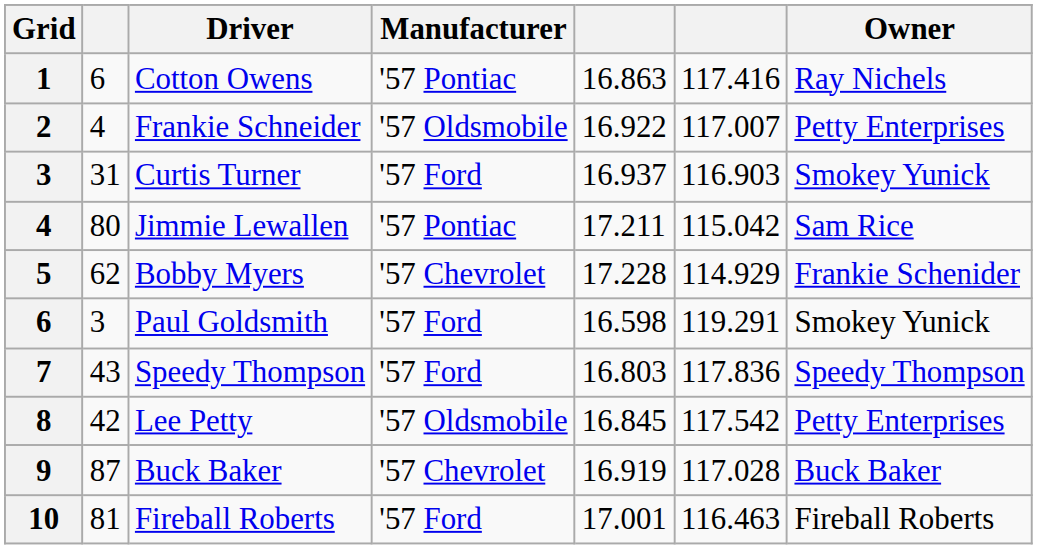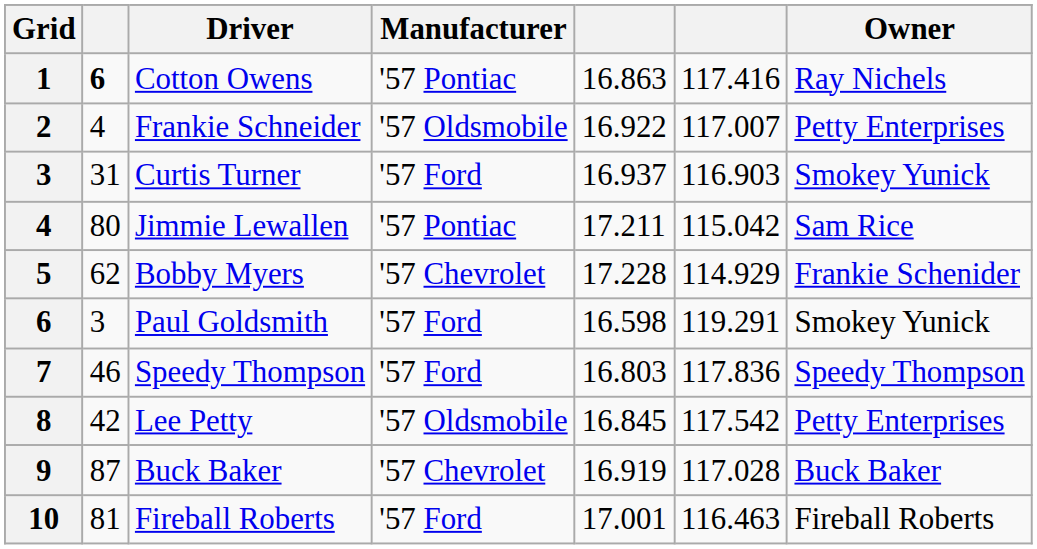(98, 77) normal -> (98, 77) bold
(105, 371) 43 -> (105, 371) 46
